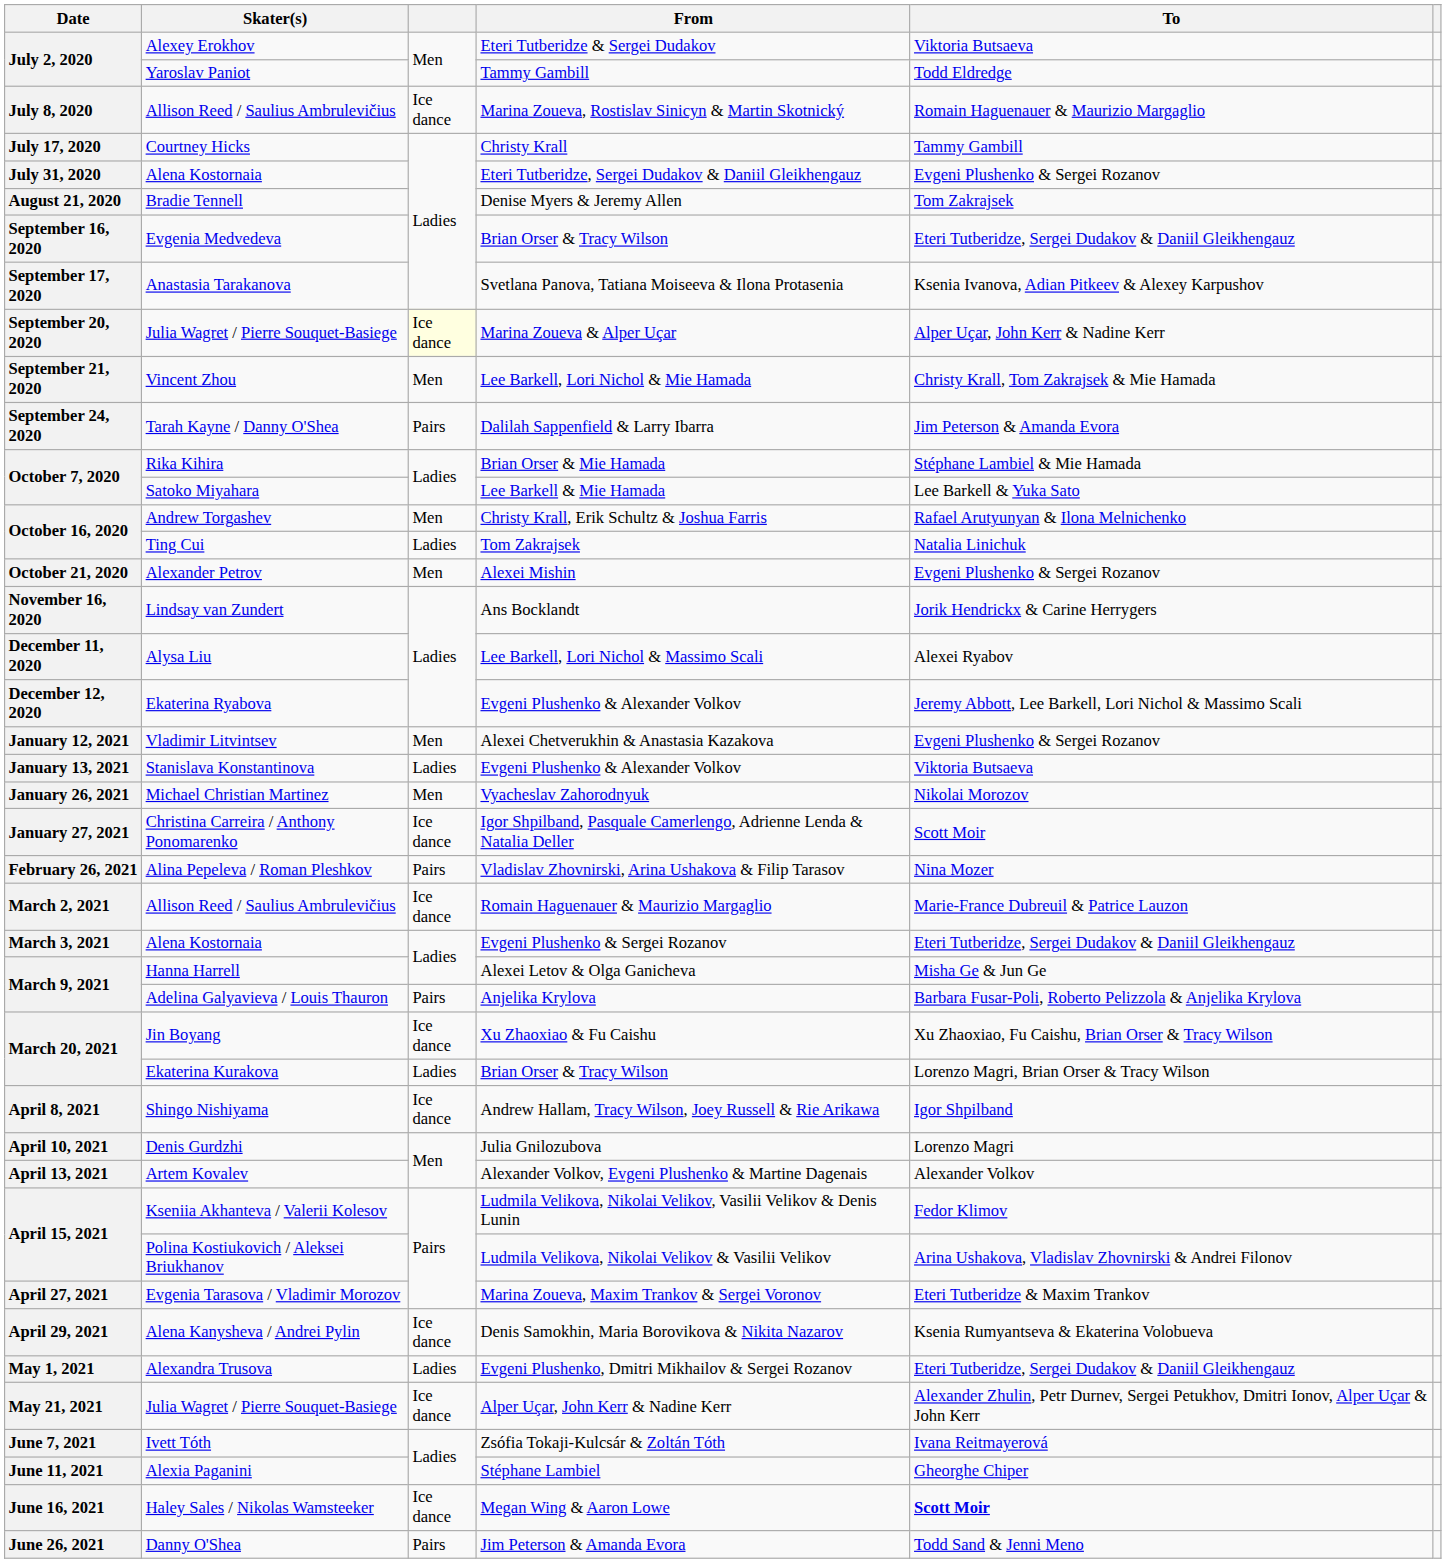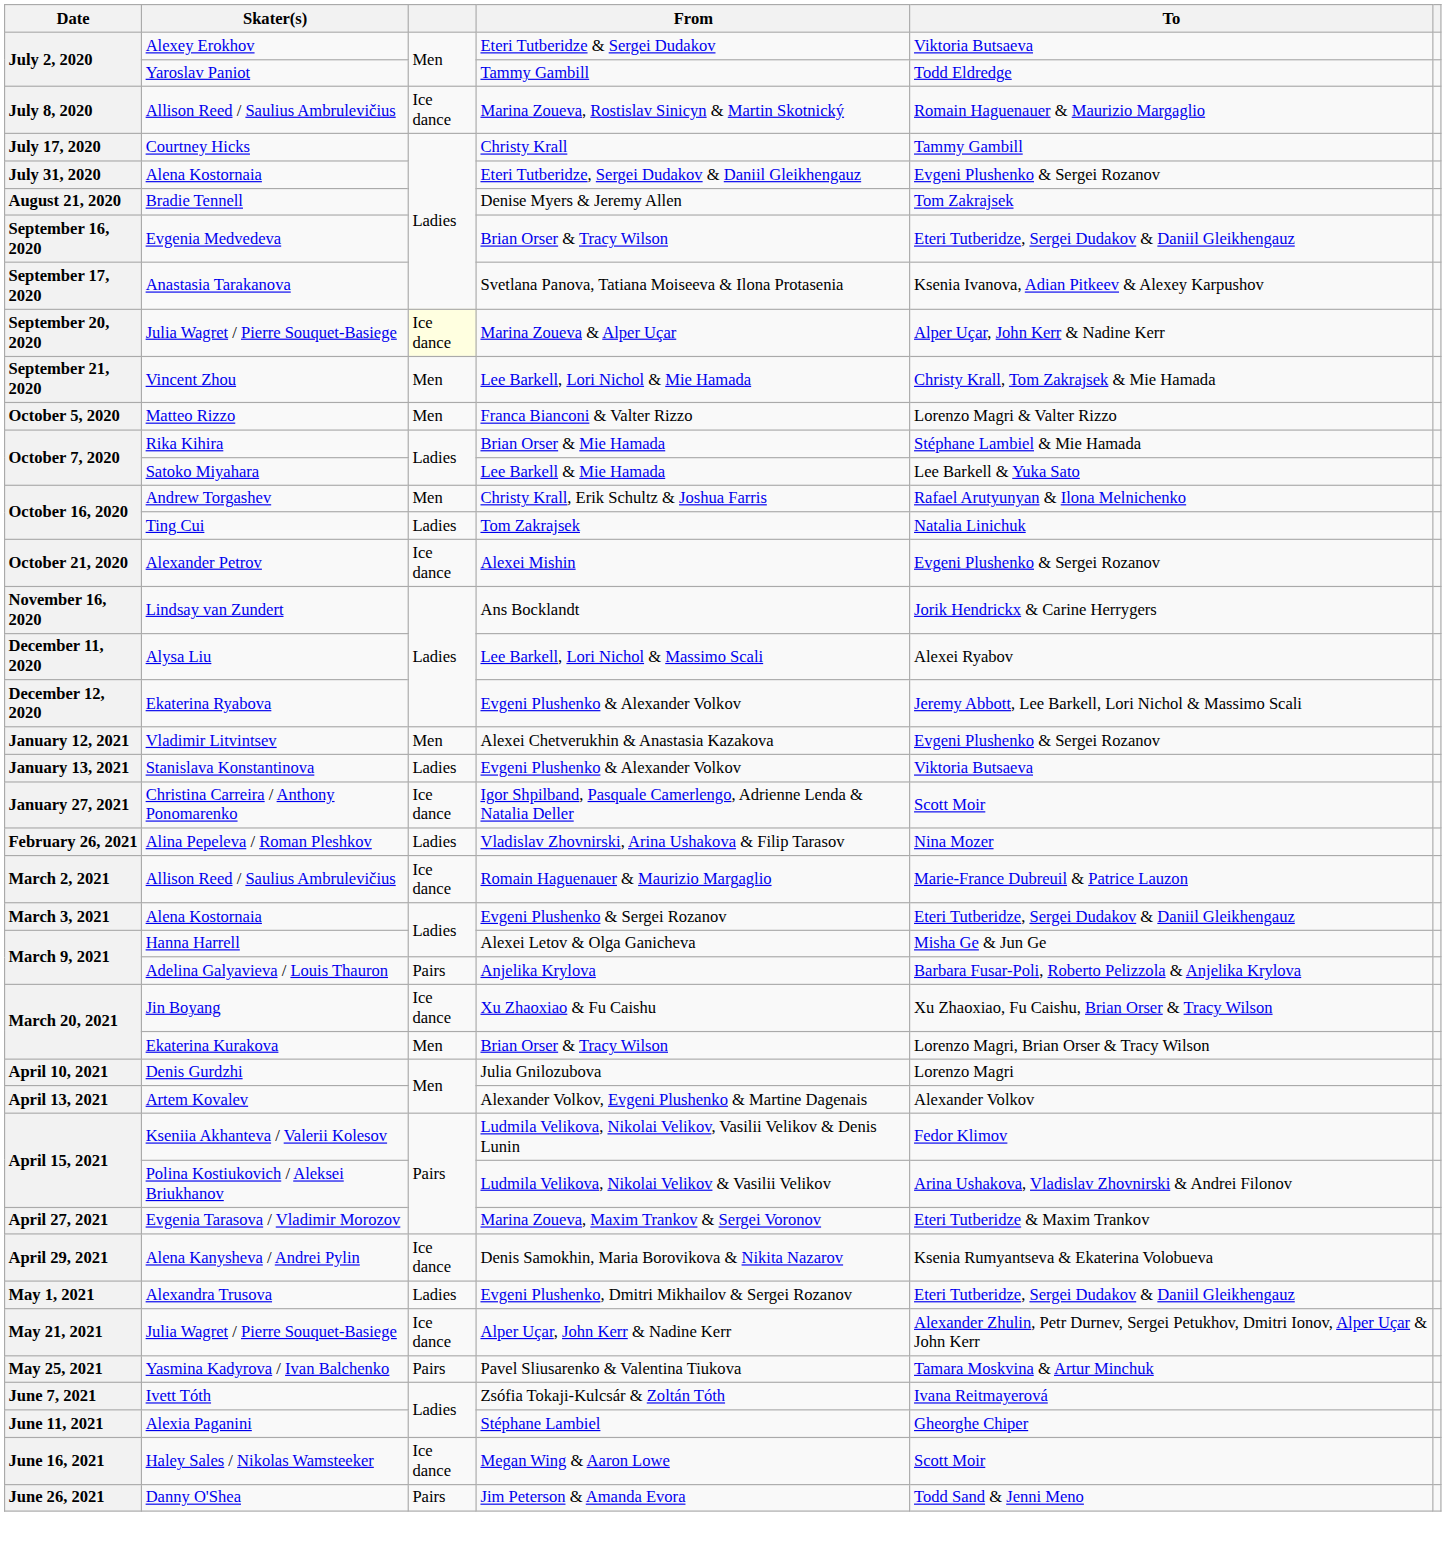- row: (242, 426)
+ row: (190, 416)
(428, 572) Men -> (432, 563) Ice dance
- row: (237, 795)
(429, 869) Pairs -> (434, 842) Ladies
(434, 1072) Ladies -> (428, 1045) Men
- row: (207, 1109)
+ row: (268, 1369)
(952, 1507) bold -> (950, 1460) normal
